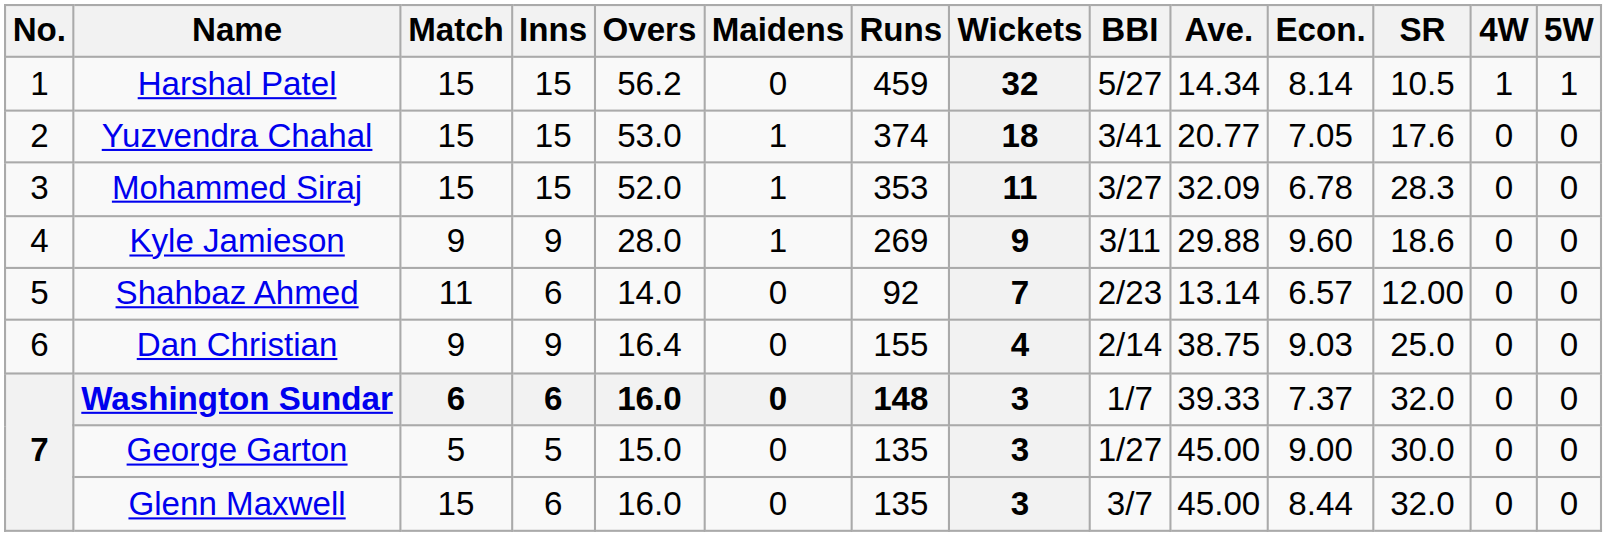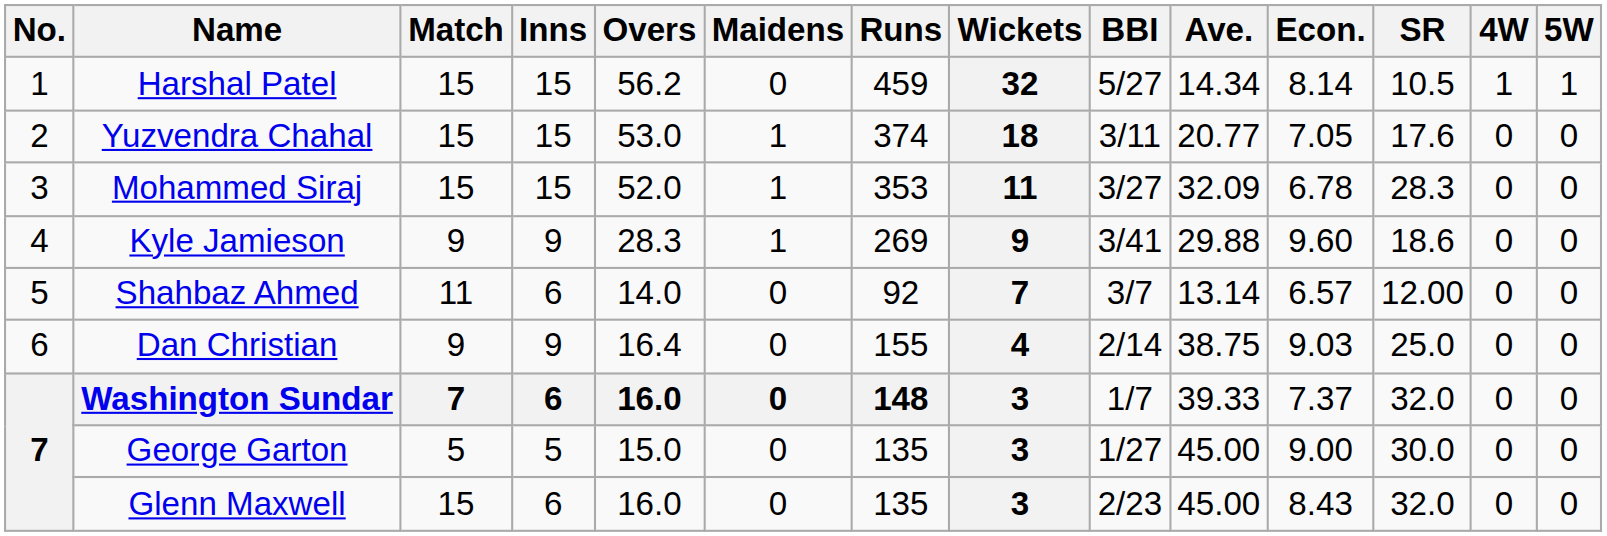(1130, 135) 3/41 -> (1130, 135) 3/11
(649, 240) 28.0 -> (649, 240) 28.3
(1130, 240) 3/11 -> (1130, 240) 3/41
(1130, 293) 2/23 -> (1130, 293) 3/7
(456, 398) 6 -> (456, 398) 7
(1130, 503) 3/7 -> (1130, 503) 2/23
(1321, 503) 8.44 -> (1321, 503) 8.43
